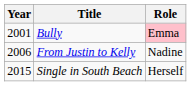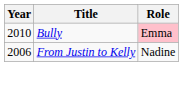(19, 33) 2001 -> (19, 33) 2010
- row: (89, 71)
